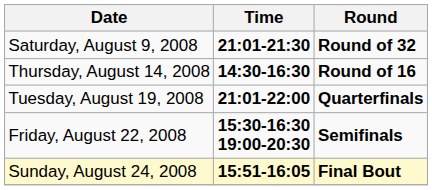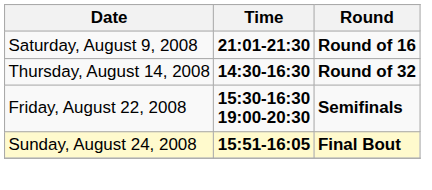(367, 44) Round of 32 -> (367, 44) Round of 16
(367, 71) Round of 16 -> (367, 71) Round of 32
- row: (106, 98)
